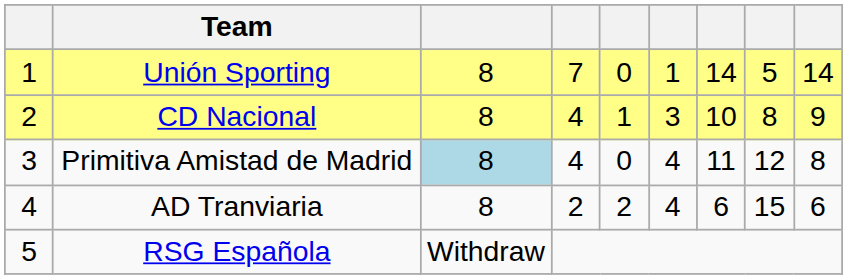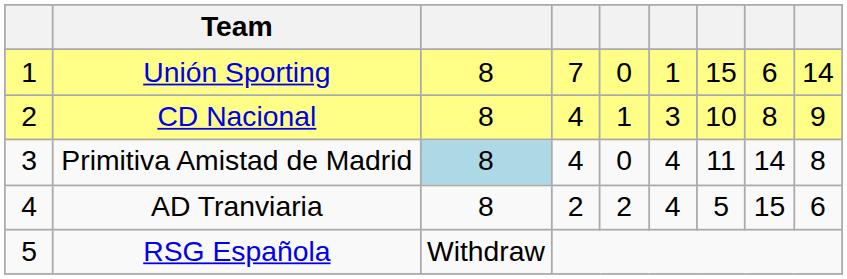(721, 71) 14 -> (721, 71) 15
(770, 71) 5 -> (770, 71) 6
(770, 161) 12 -> (770, 161) 14
(721, 206) 6 -> (721, 206) 5
